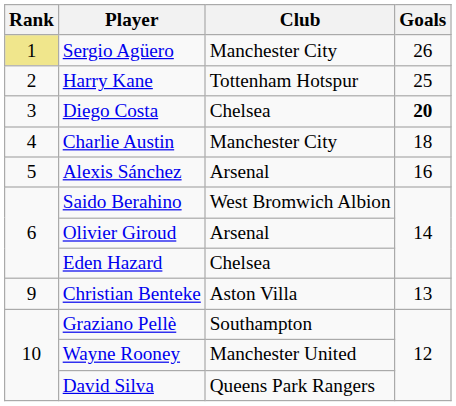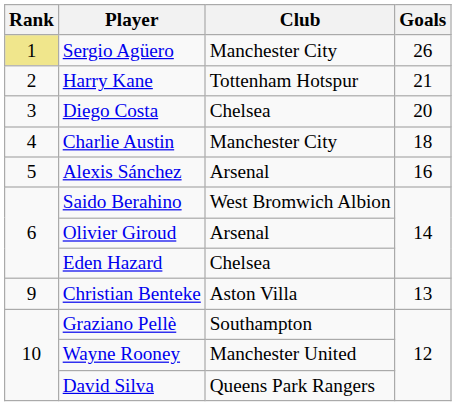(423, 80) 25 -> (423, 80) 21
(423, 111) bold -> (423, 111) normal
